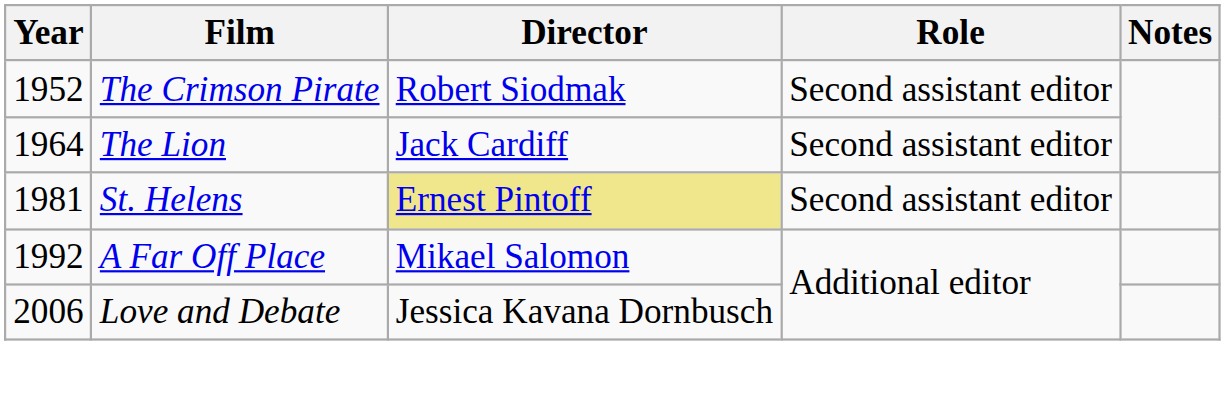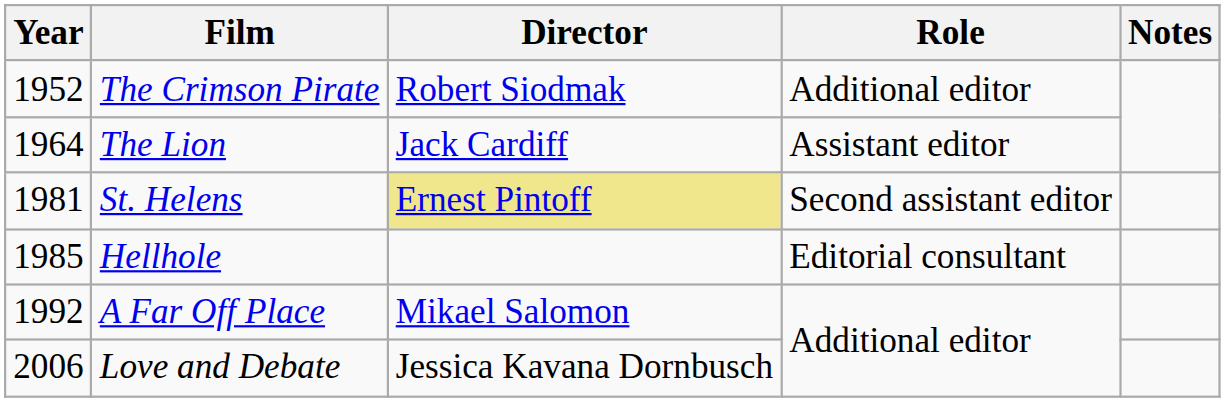(951, 88) Second assistant editor -> (910, 88) Additional editor
(951, 144) Second assistant editor -> (899, 144) Assistant editor
+ row: (160, 255)
